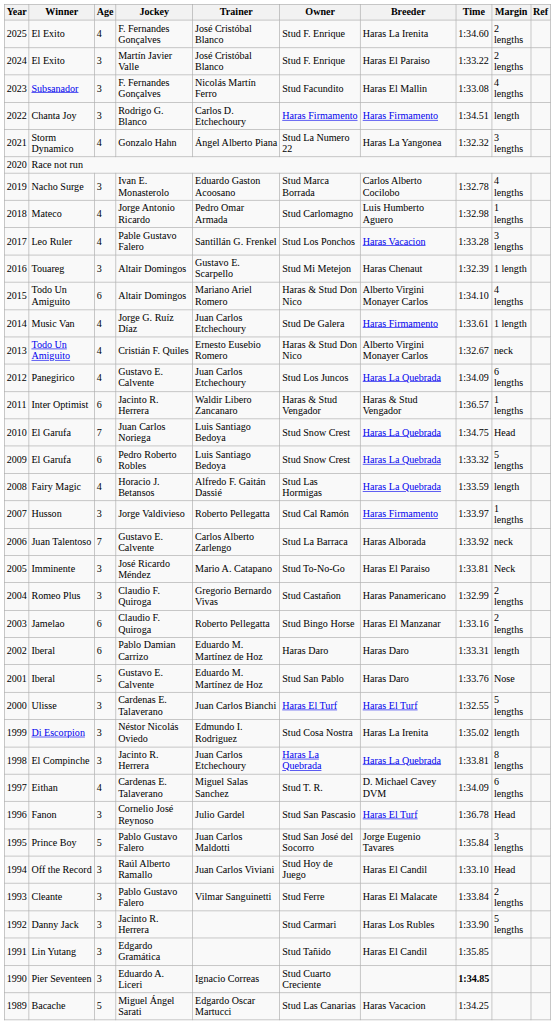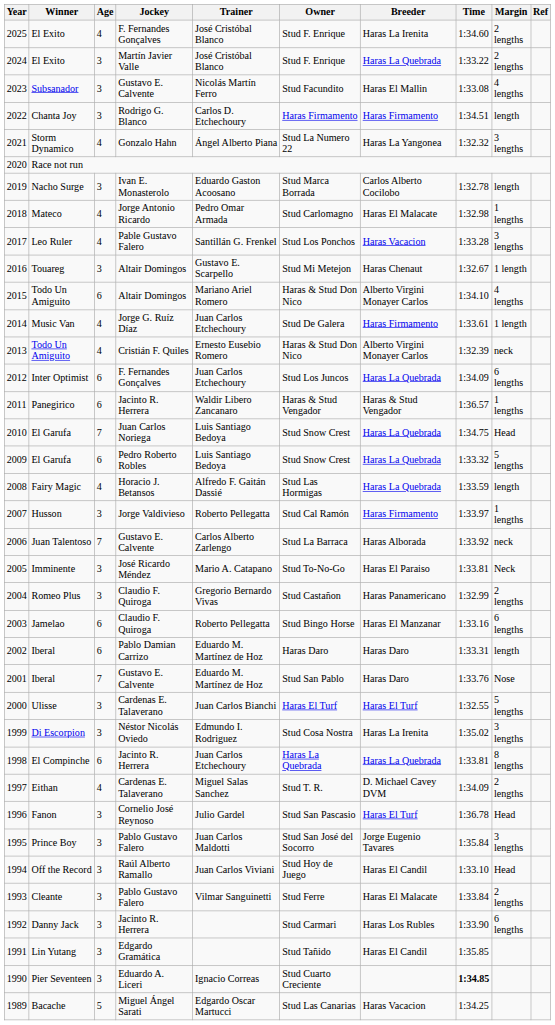(396, 61) Haras El Paraiso -> (402, 61) Haras La Quebrada
(144, 88) F. Fernandes Gonçalves -> (141, 88) Gustavo E. Calvente
(509, 186) 4 lengths -> (507, 186) length
(393, 214) Luis Humberto Aguero -> (400, 214) Haras El Malacate
(474, 268) 1:32.39 -> (474, 268) 1:32.67
(474, 350) 1:32.67 -> (474, 350) 1:32.39
(53, 378) Panegirico -> (60, 378) Inter Optimist
(99, 378) 4 -> (99, 378) 6
(141, 378) Gustavo E. Calvente -> (144, 378) F. Fernandes Gonçalves
(60, 405) Inter Optimist -> (53, 405) Panegirico
(509, 623) 2 lengths -> (509, 623) 6 lengths
(99, 678) 5 -> (99, 678) 7
(507, 733) length -> (509, 733) 3 lengths
(99, 760) 3 -> (99, 760) 6
(509, 787) 6 lengths -> (509, 787) 2 lengths
(99, 842) 5 -> (99, 842) 3
(509, 924) 5 lengths -> (509, 924) 6 lengths
